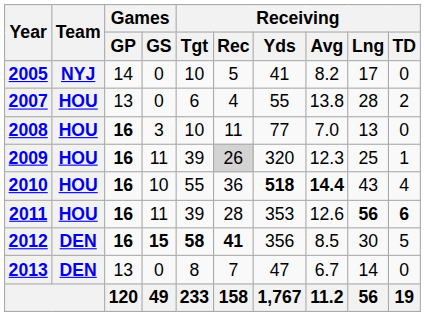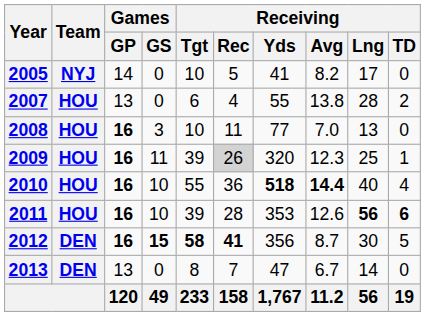(368, 185) 43 -> (368, 185) 40
(159, 213) 11 -> (159, 213) 10
(327, 241) 8.5 -> (327, 241) 8.7
